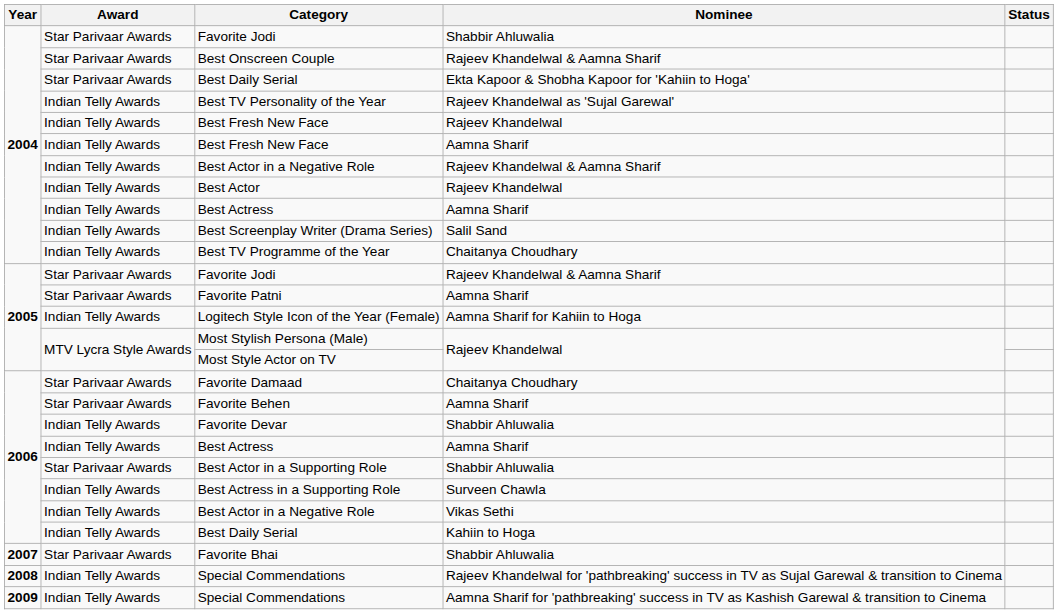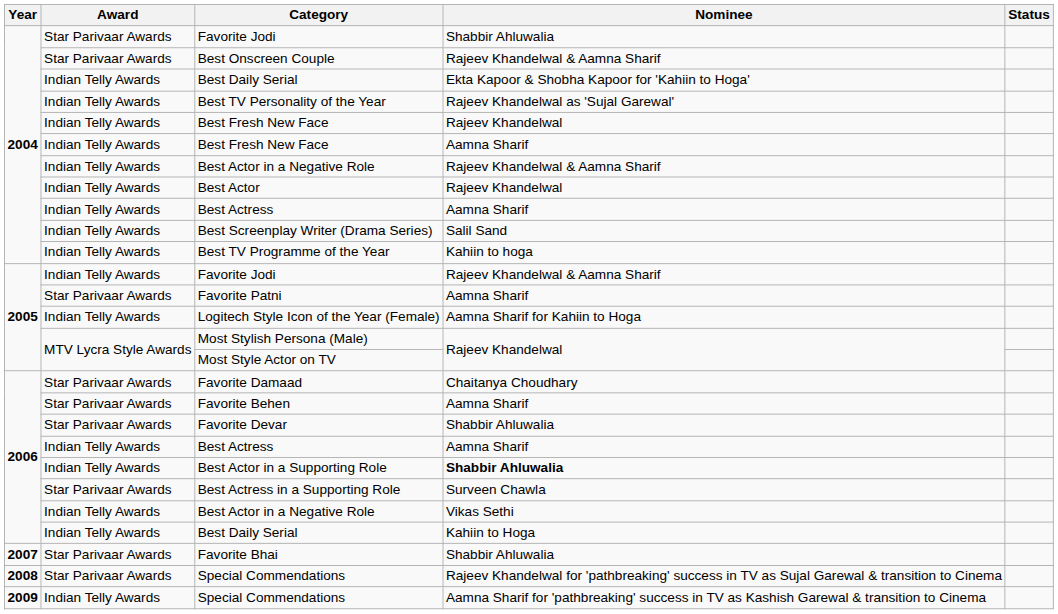(108, 79) Star Parivaar Awards -> (102, 79) Indian Telly Awards
(512, 252) Chaitanya Choudhary -> (489, 252) Kahiin to hoga
(108, 274) Star Parivaar Awards -> (102, 274) Indian Telly Awards
(102, 425) Indian Telly Awards -> (108, 425) Star Parivaar Awards
(108, 468) Star Parivaar Awards -> (102, 468) Indian Telly Awards
(500, 468) normal -> (505, 468) bold
(102, 489) Indian Telly Awards -> (108, 489) Star Parivaar Awards
(102, 576) Indian Telly Awards -> (108, 576) Star Parivaar Awards
